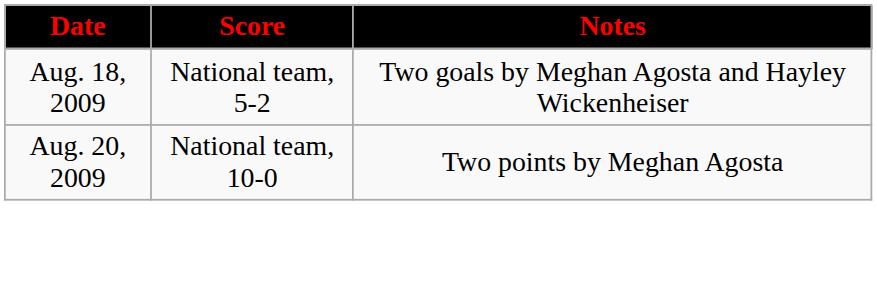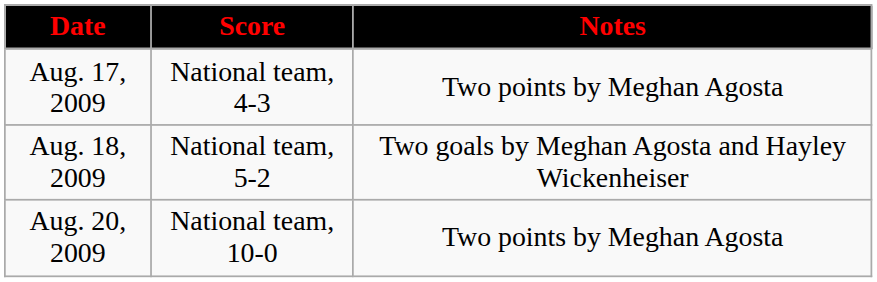+ row: (78, 86)
